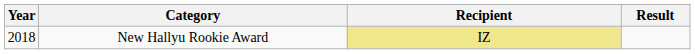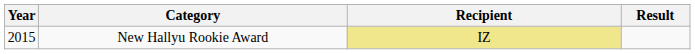(22, 37) 2018 -> (22, 37) 2015
